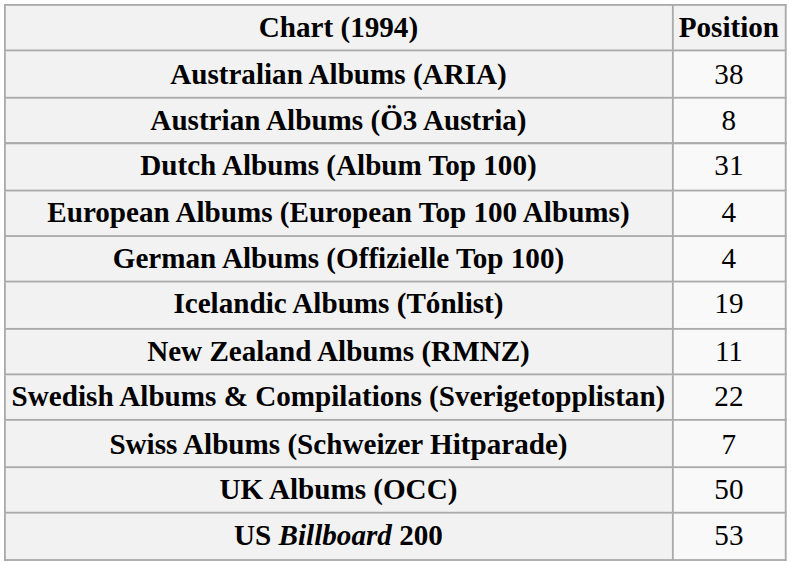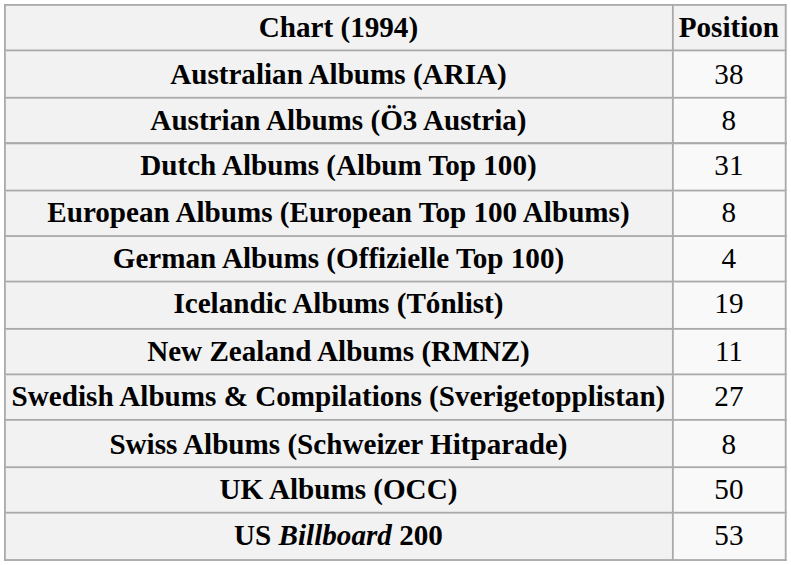(729, 212) 4 -> (729, 212) 8
(729, 397) 22 -> (729, 397) 27
(729, 443) 7 -> (729, 443) 8
